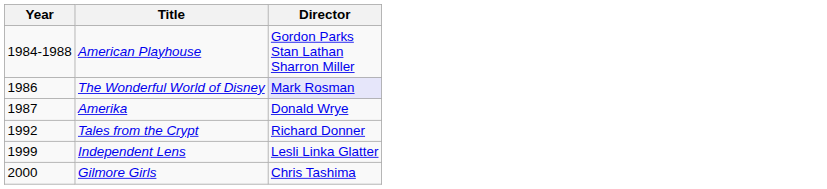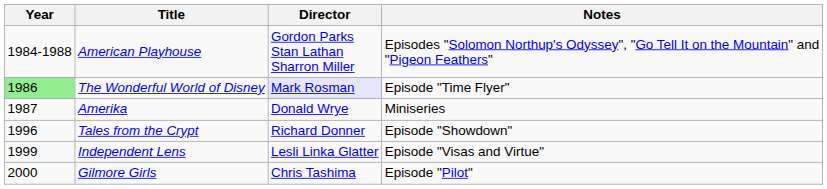+ column: (602, 15)
(22, 88) no background -> (22, 88) lightgreen background
(22, 130) 1992 -> (22, 130) 1996
